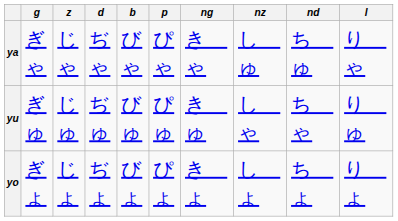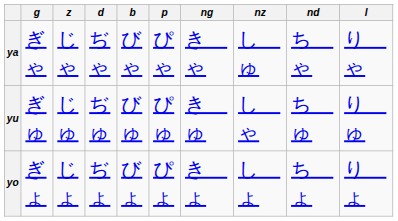(312, 52) ち゚ゅ -> (312, 52) ち゚ゃ
(312, 118) ち゚ゃ -> (312, 118) ち゚ゅ
